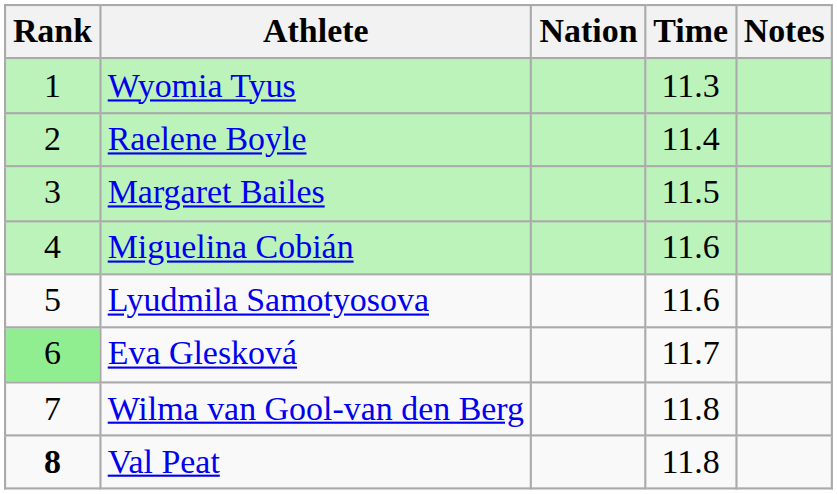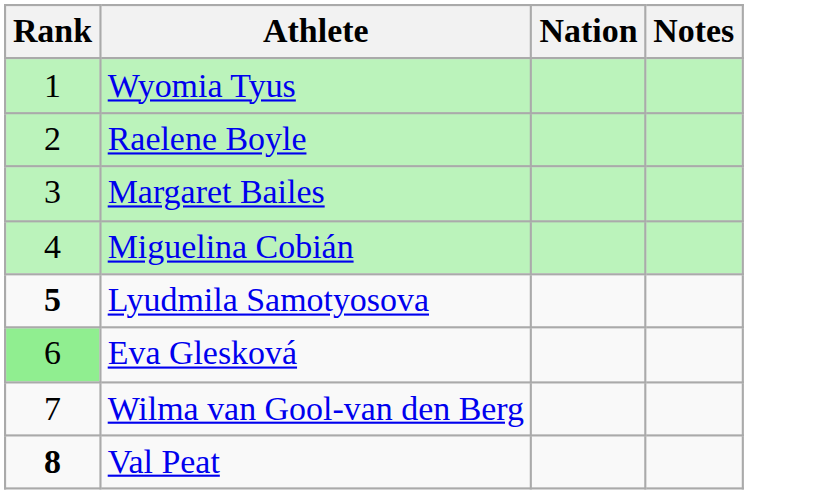- column: (691, 31)
(52, 300) normal -> (52, 300) bold
